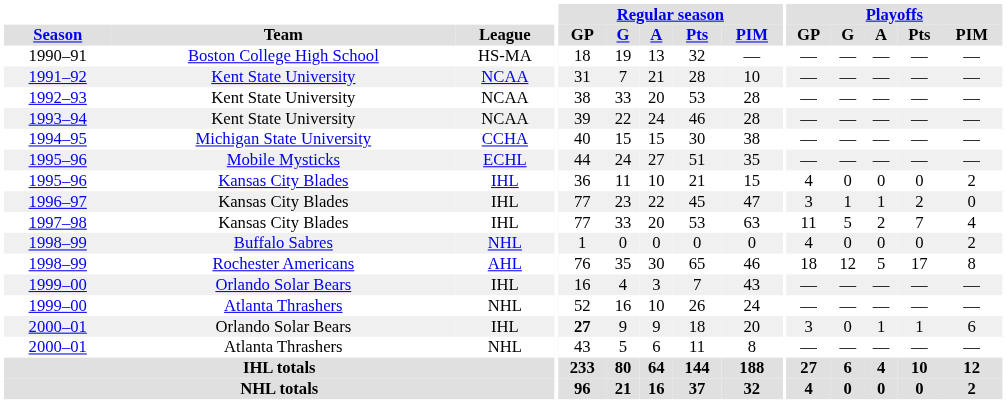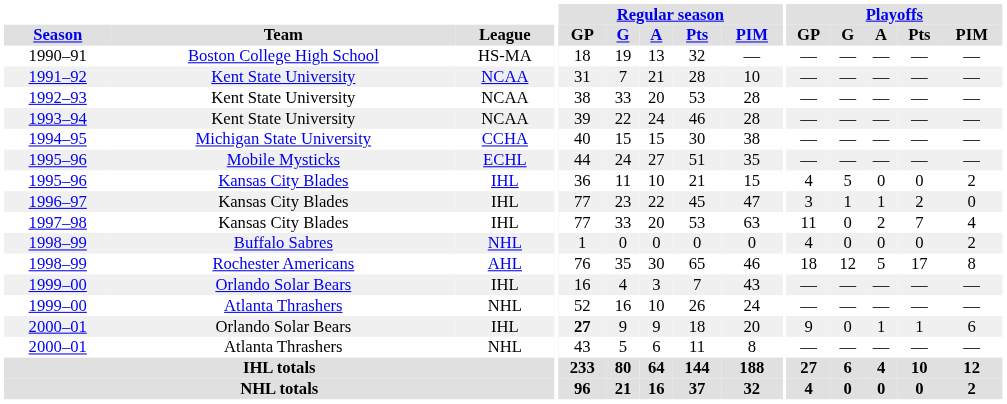(848, 180) 0 -> (848, 180) 5
(848, 222) 5 -> (848, 222) 0
(809, 326) 3 -> (809, 326) 9
